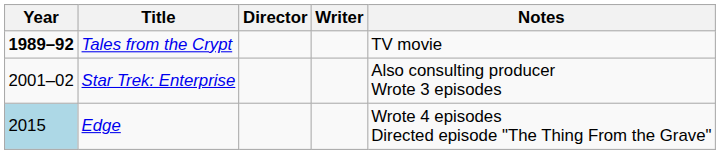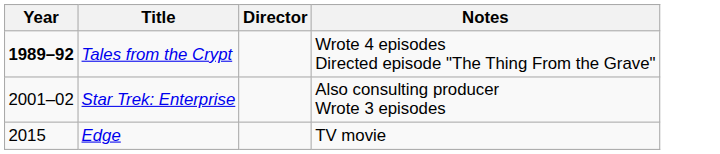- column: (339, 17)
(407, 44) TV movie -> (485, 53) Wrote 4 episodes Directed episode "The Thing From the Grave"
(27, 126) lightblue background -> (27, 135) no background
(541, 126) Wrote 4 episodes Directed episode "The Thing From the Grave" -> (351, 135) TV movie
